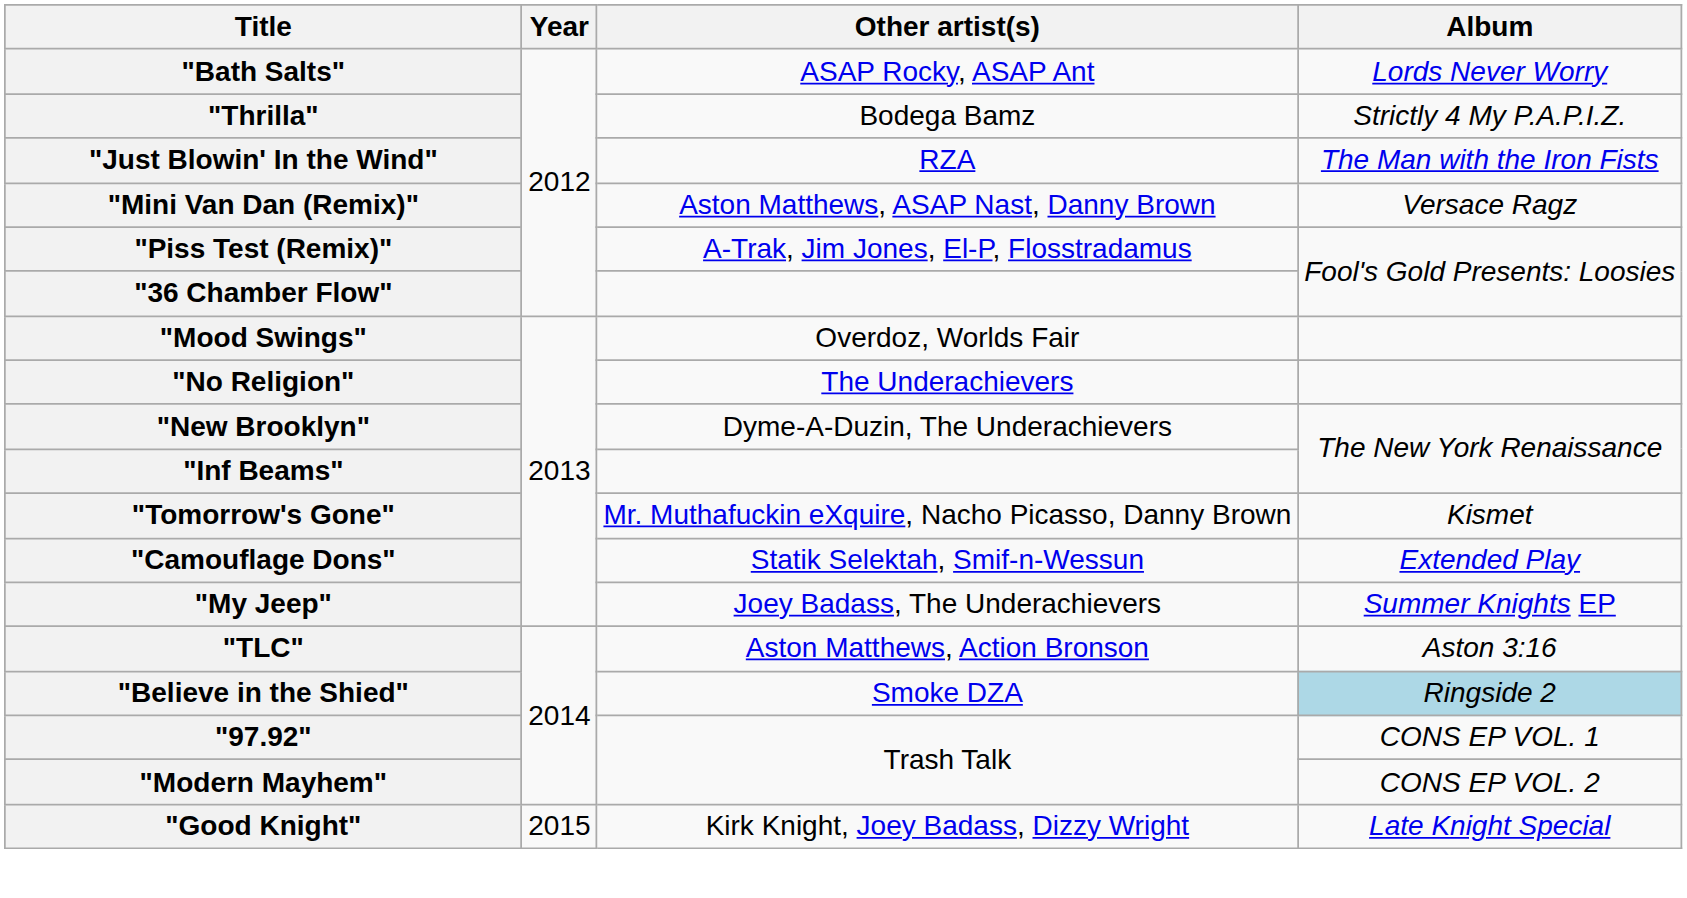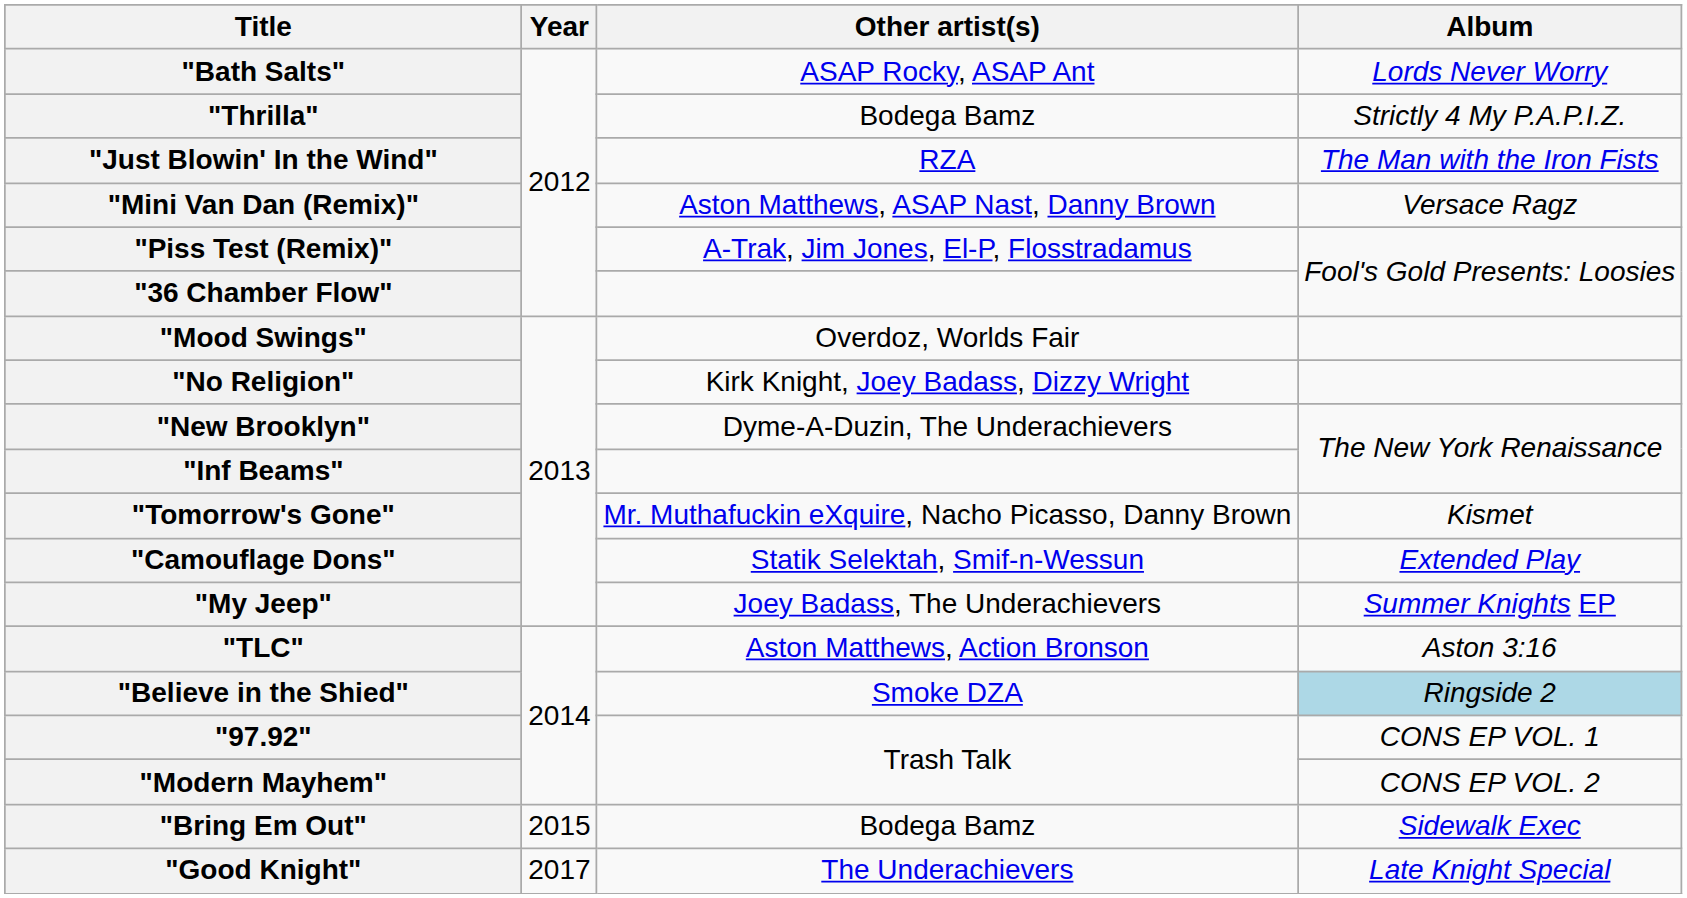(947, 381) The Underachievers -> (947, 381) Kirk Knight, Joey Badass, Dizzy Wright
+ row: (263, 826)
(559, 826) 2015 -> (559, 870) 2017
(947, 826) Kirk Knight, Joey Badass, Dizzy Wright -> (947, 870) The Underachievers
